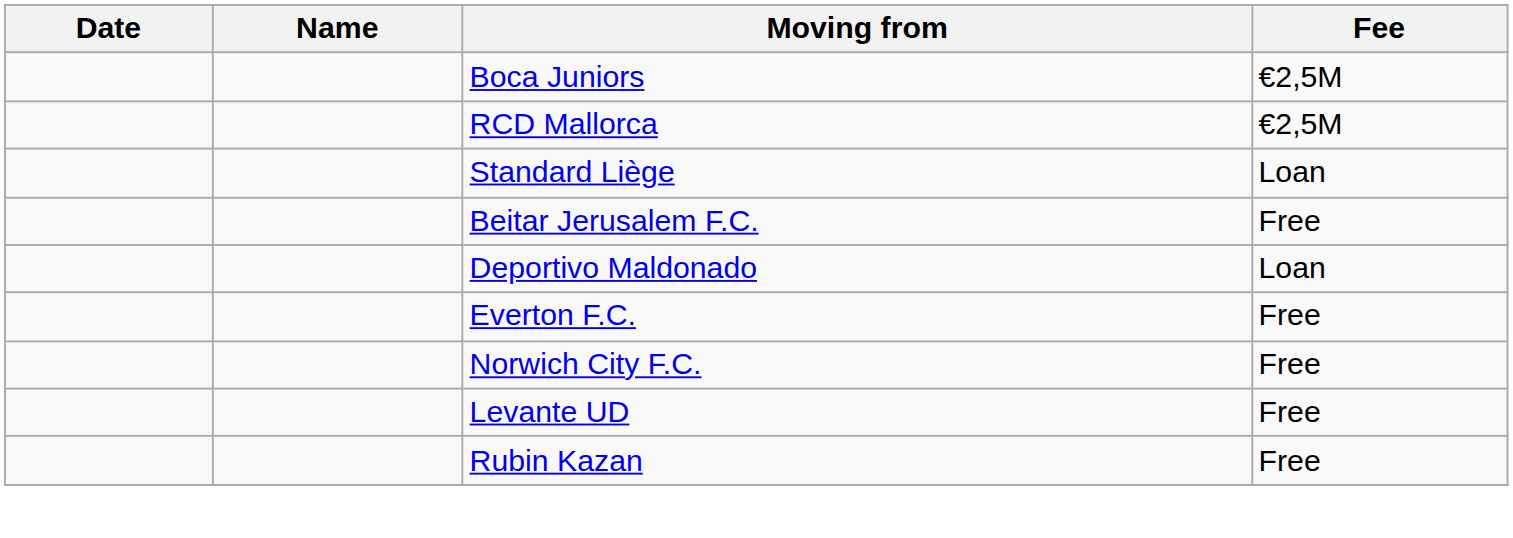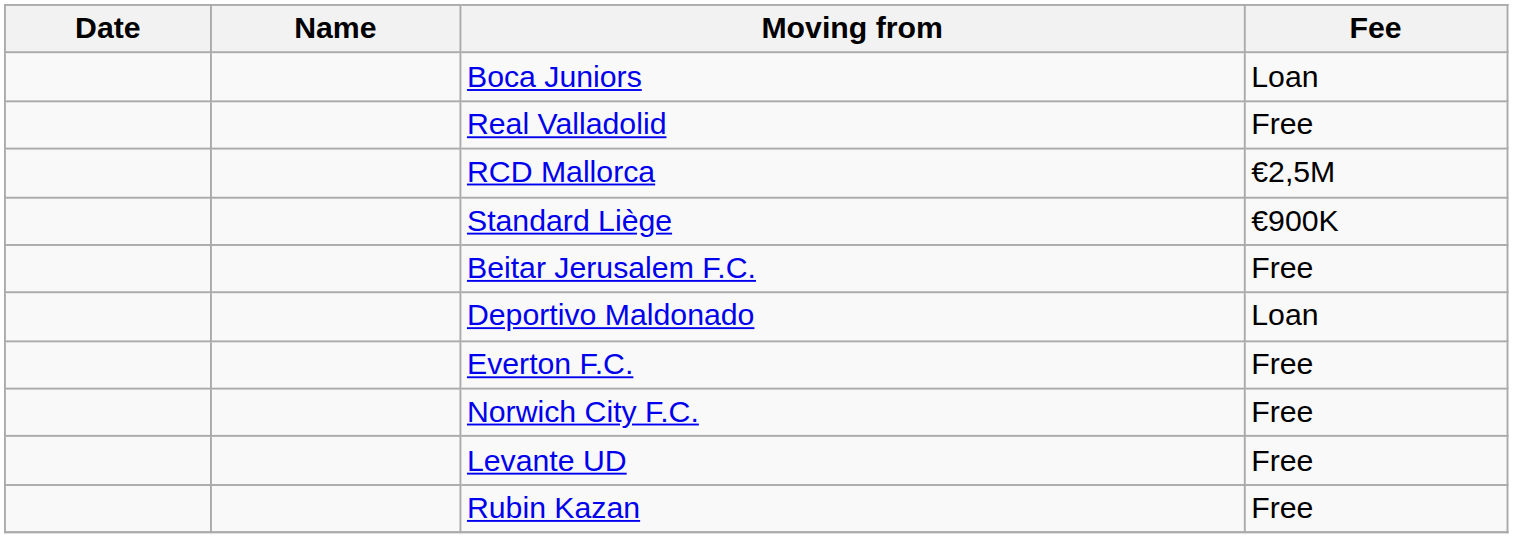(1301, 76) €2,5M -> (1285, 76) Loan
+ row: (567, 124)
(1292, 172) Loan -> (1295, 220) €900K
